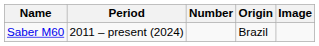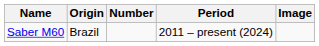columns swapped: (256, 13) <-> (127, 13)
